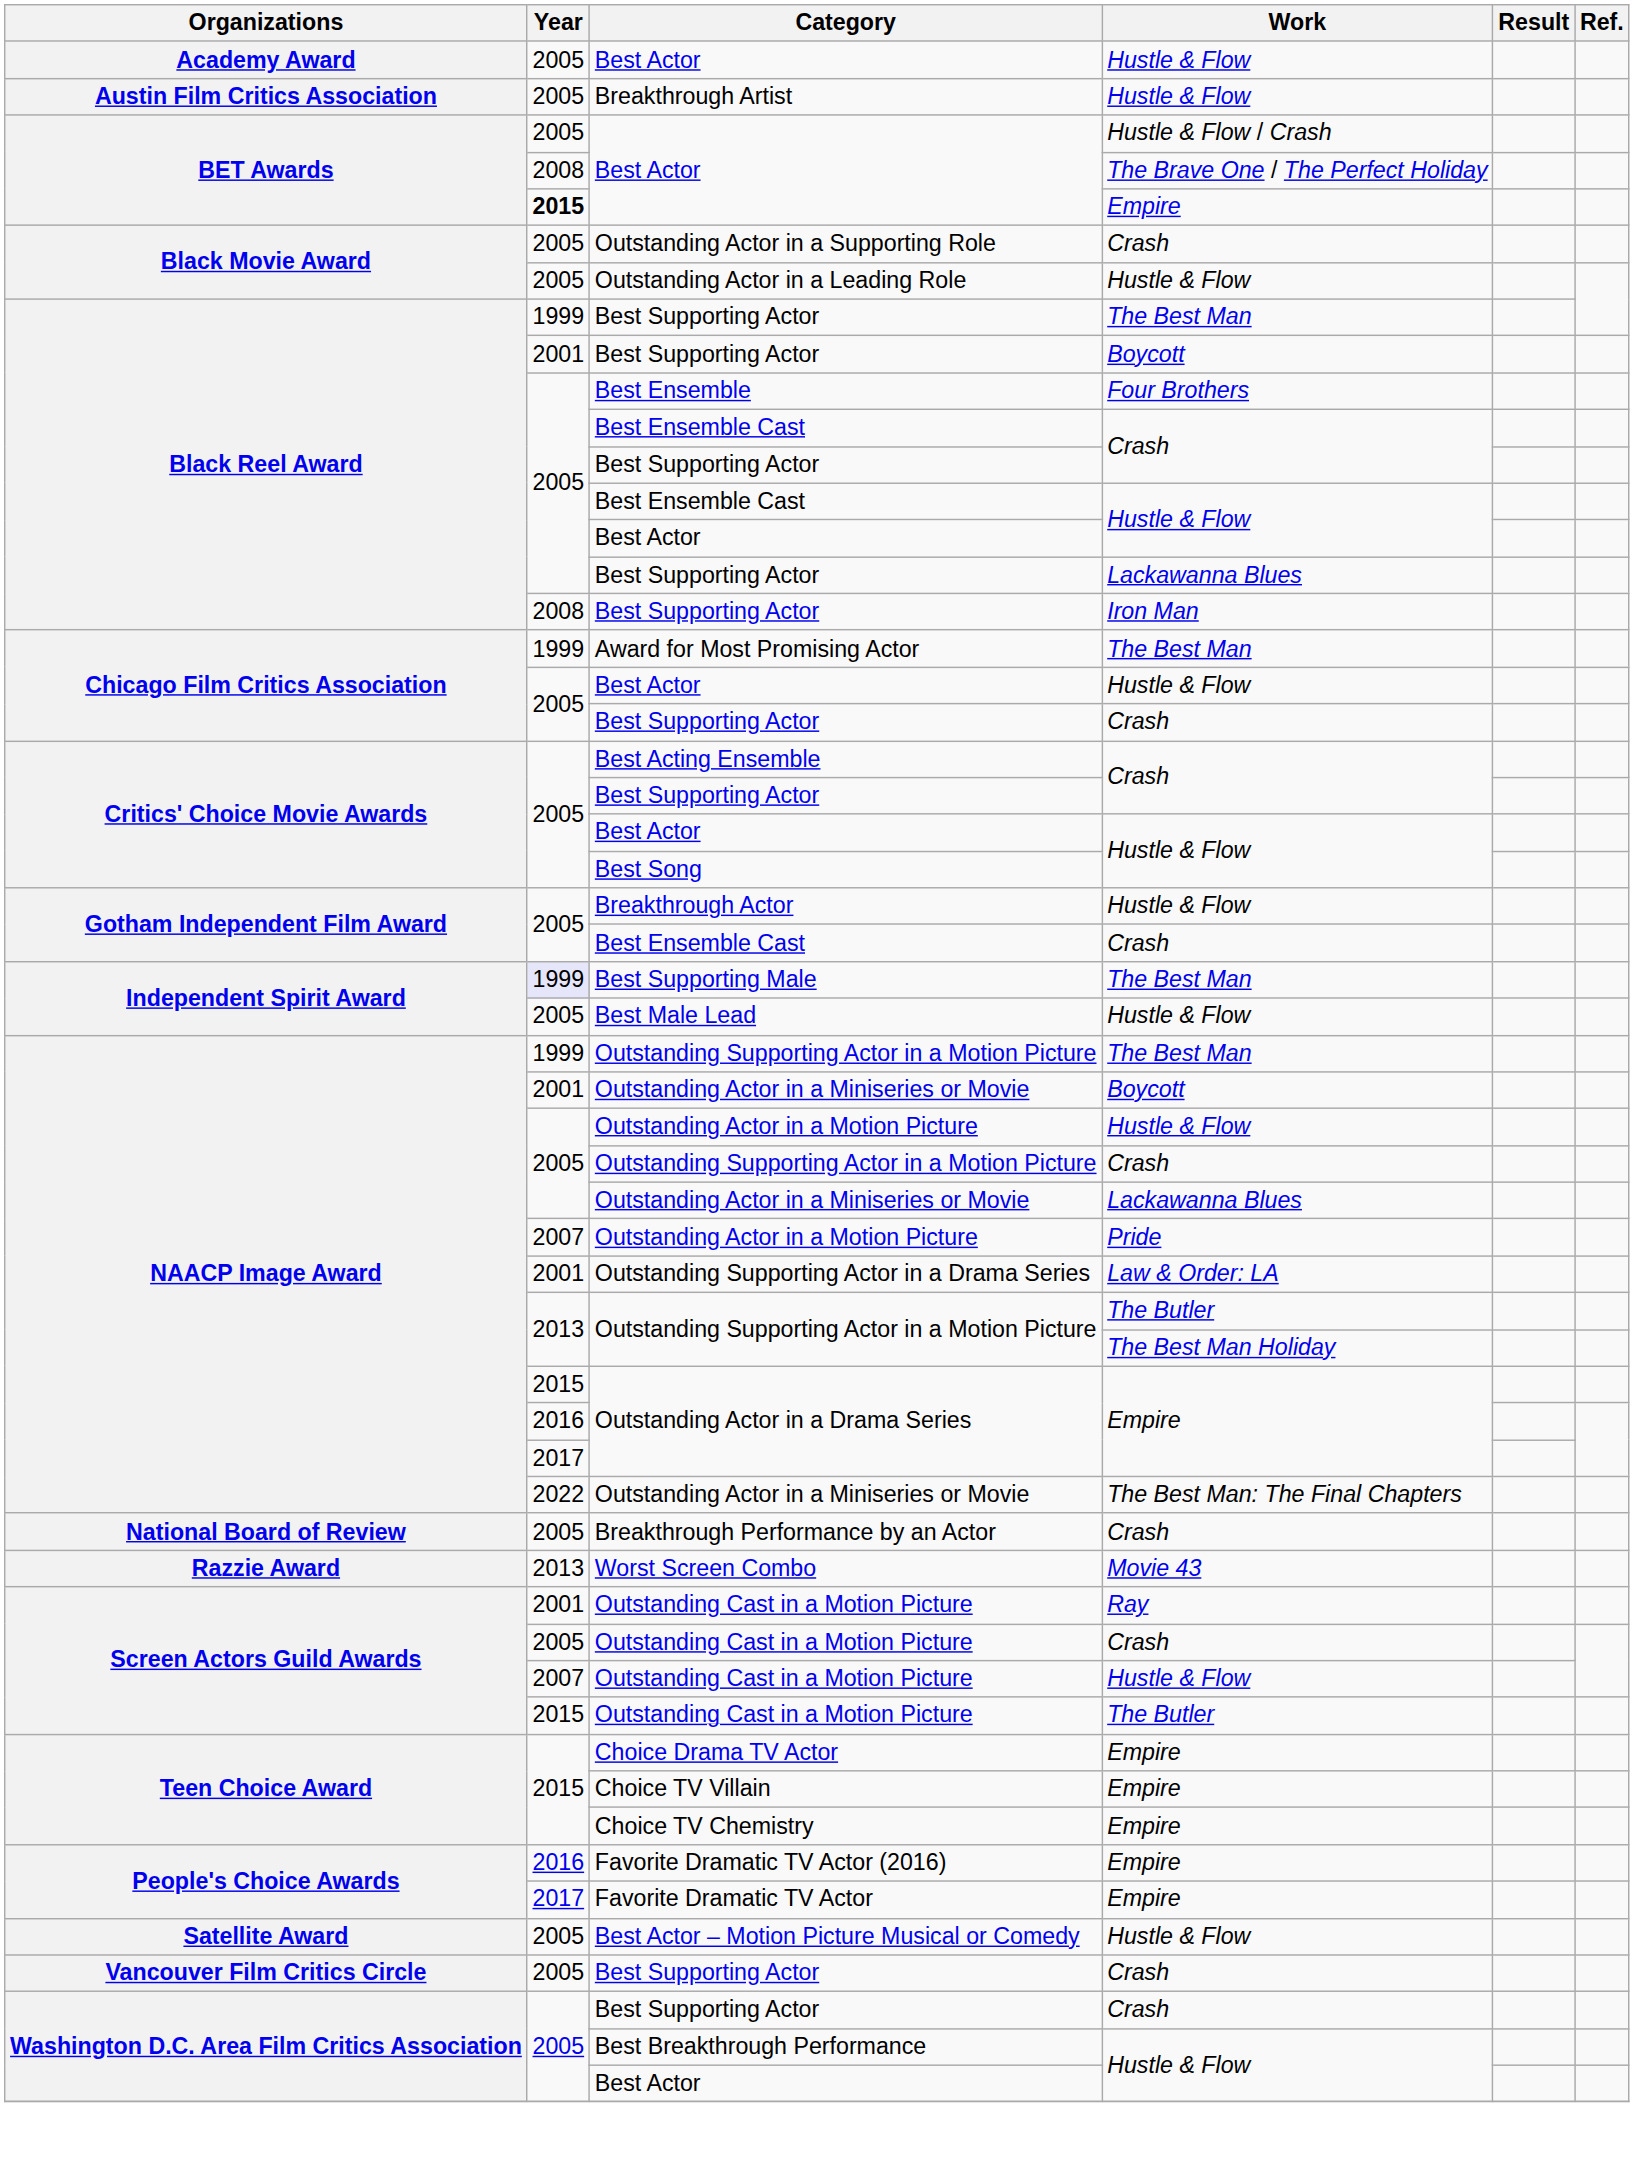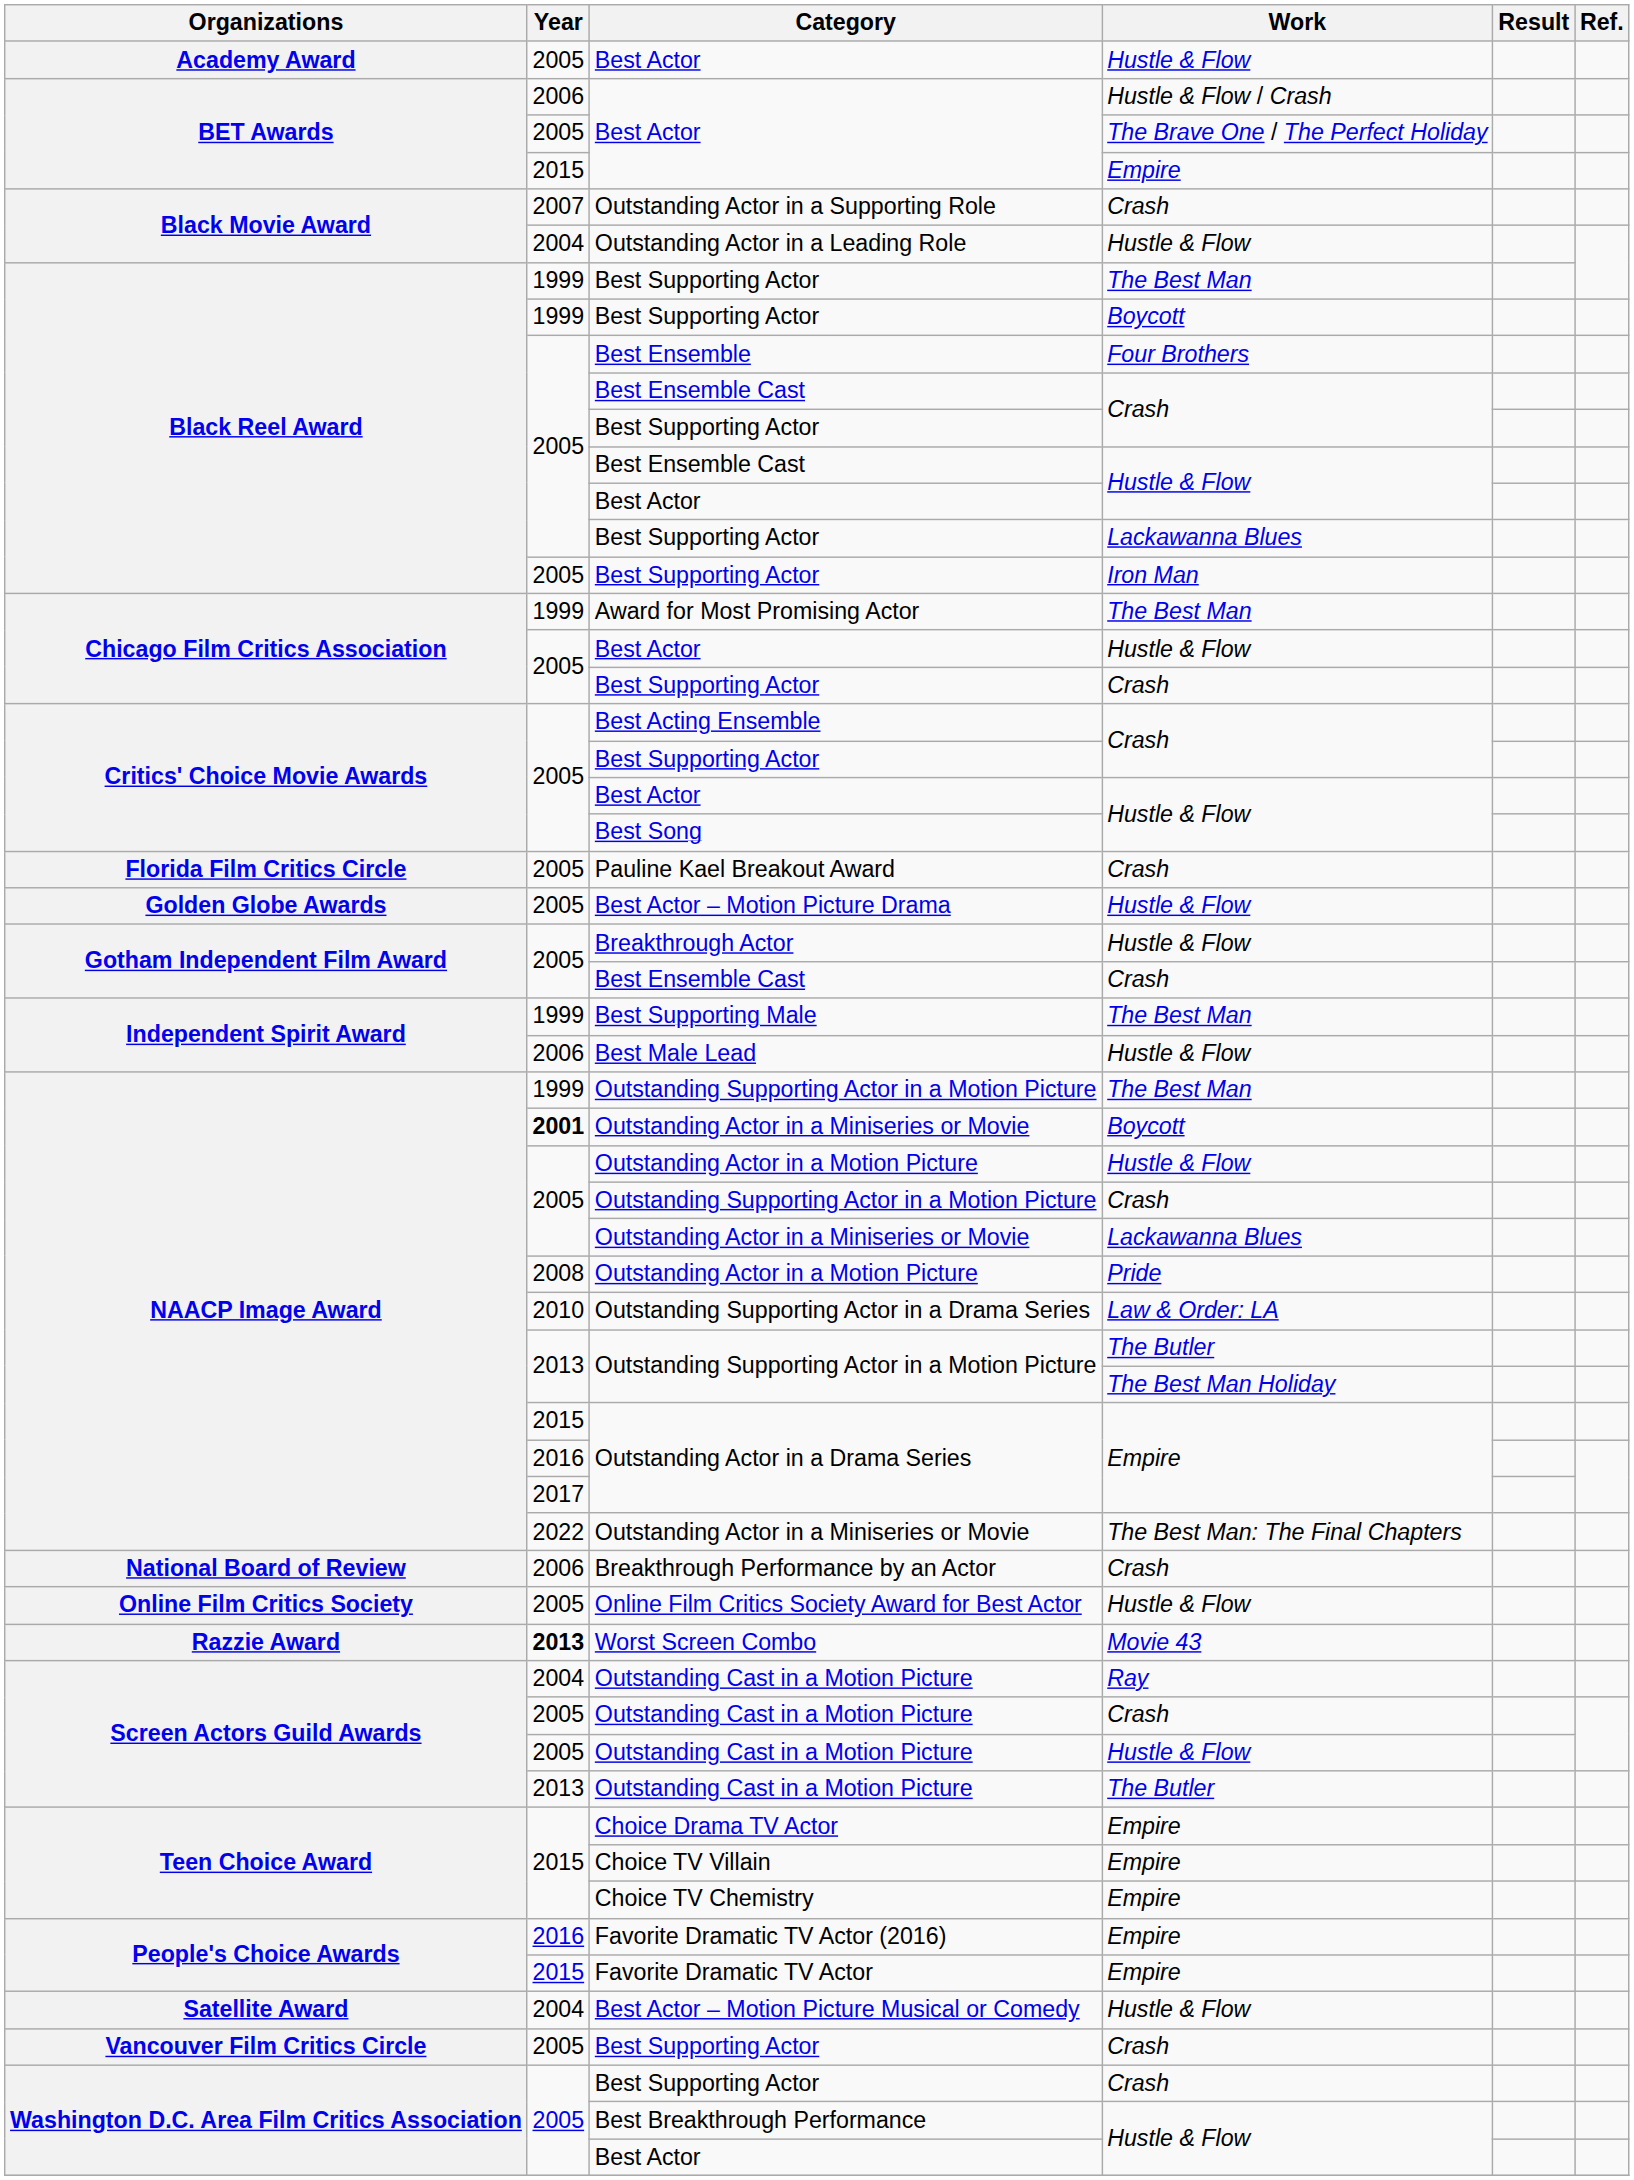- row: (693, 96)
(558, 133) 2005 -> (558, 96) 2006
(558, 170) 2008 -> (558, 133) 2005
(558, 206) bold -> (558, 170) normal
(558, 243) 2005 -> (558, 206) 2007
(558, 280) 2005 -> (558, 243) 2004
(558, 354) 2001 -> (558, 317) 1999
(558, 611) 2008 -> (558, 574) 2005
+ row: (745, 869)
+ row: (773, 905)
(558, 979) lavender background -> (558, 1016) no background
(558, 1016) 2005 -> (558, 1053) 2006
(558, 1089) normal -> (558, 1126) bold
(558, 1237) 2007 -> (558, 1273) 2008
(558, 1273) 2001 -> (558, 1310) 2010
(558, 1531) 2005 -> (558, 1568) 2006
+ row: (838, 1605)
(558, 1568) normal -> (558, 1641) bold
(558, 1605) 2001 -> (558, 1678) 2004
(558, 1678) 2007 -> (558, 1752) 2005
(558, 1715) 2015 -> (558, 1788) 2013
(558, 1899) 2017 -> (558, 1972) 2015
(558, 1936) 2005 -> (558, 2009) 2004
